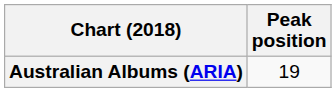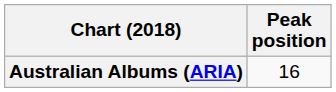(289, 71) 19 -> (289, 71) 16
